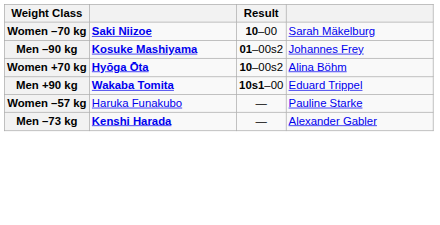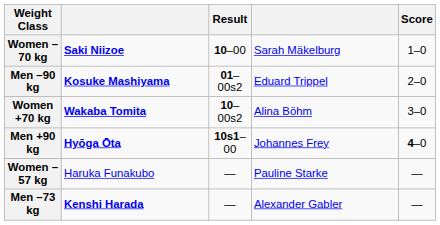+ column: (417, 19)
(326, 49) Johannes Frey -> (291, 81) Eduard Trippel
(120, 67) Hyōga Ōta -> (105, 112) Wakaba Tomita
(133, 85) Wakaba Tomita -> (92, 143) Hyōga Ōta
(326, 85) Eduard Trippel -> (291, 143) Johannes Frey
